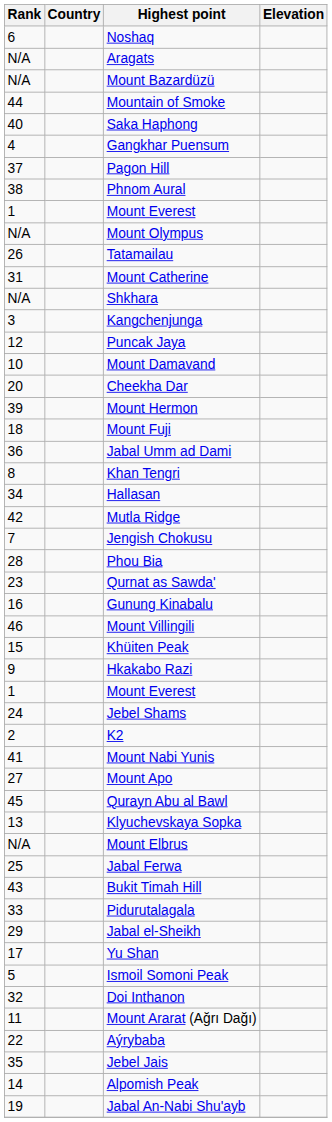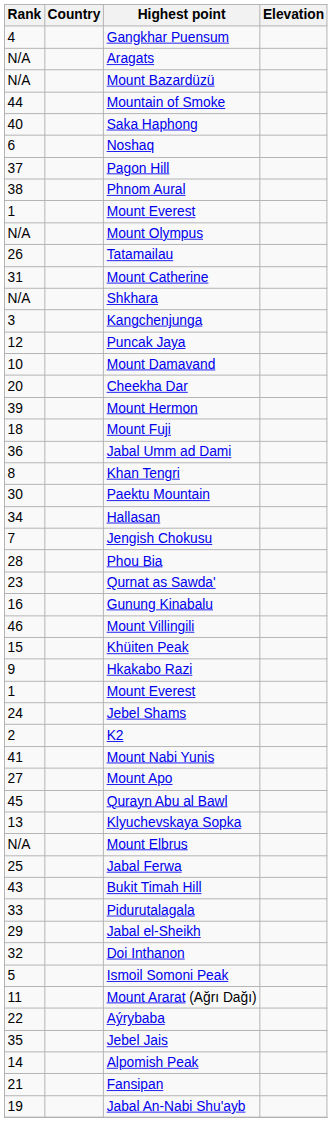rows swapped: (11, 37) <-> (11, 146)
+ row: (15, 495)
- row: (15, 517)
- row: (15, 953)
rows swapped: (11, 975) <-> (15, 997)
+ row: (15, 1084)
